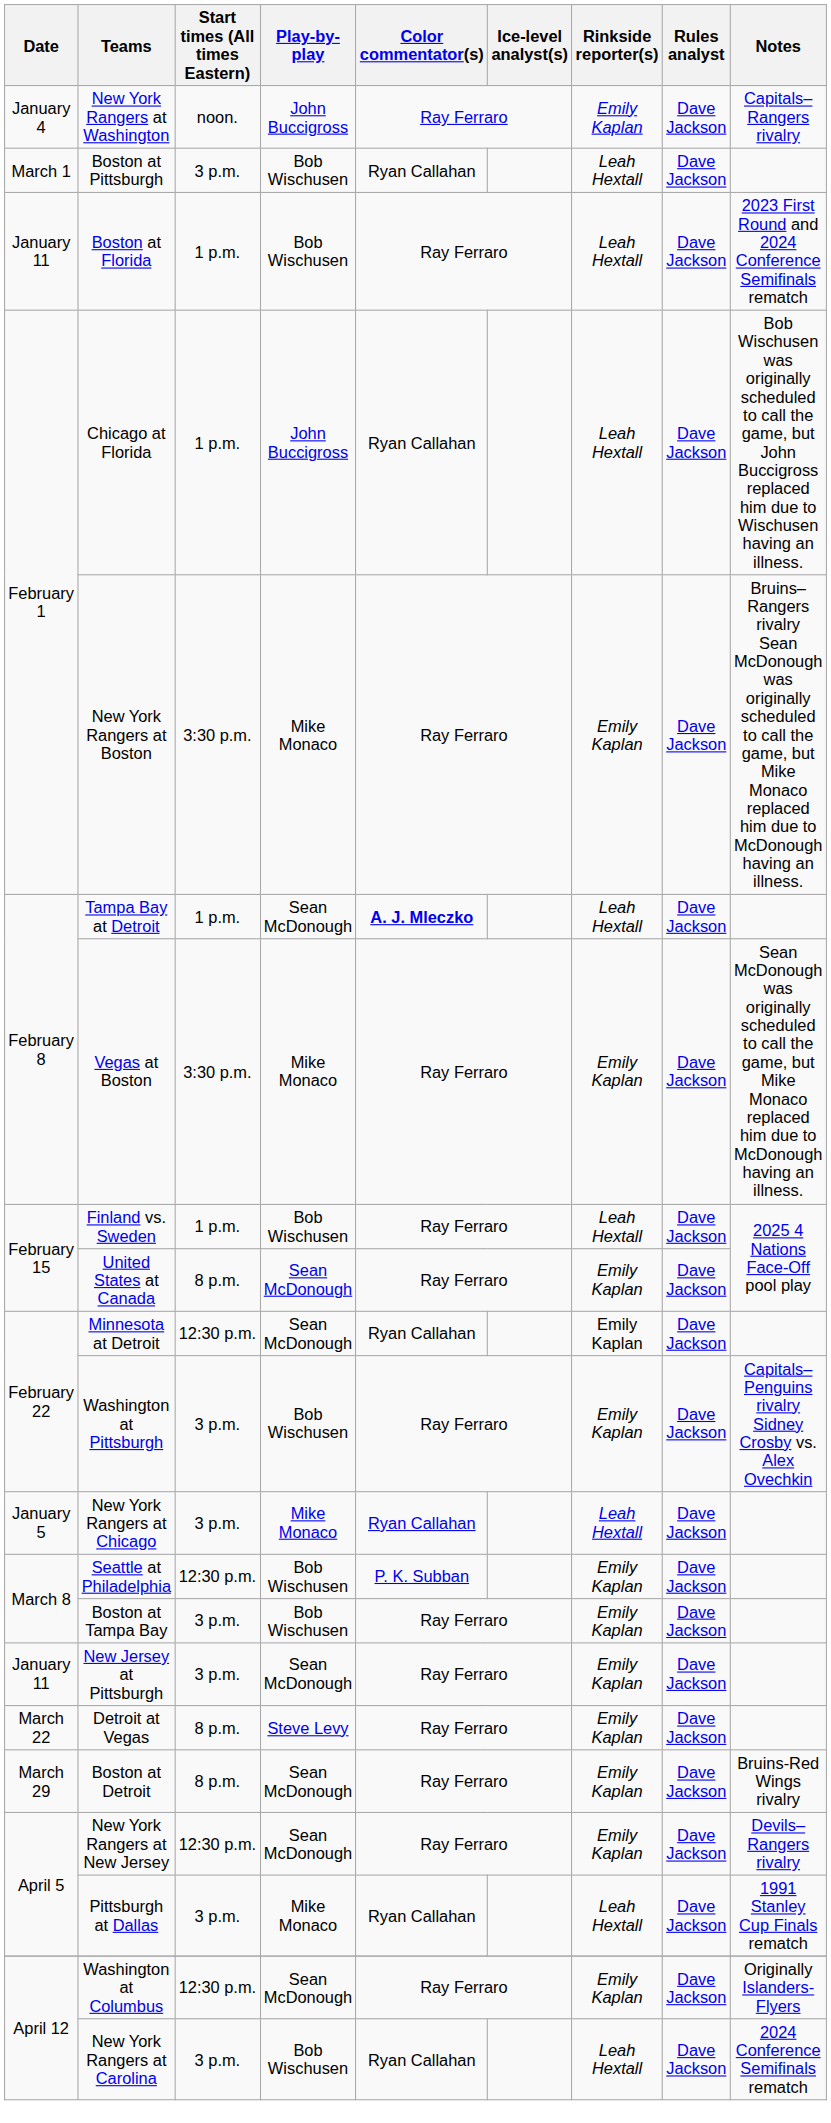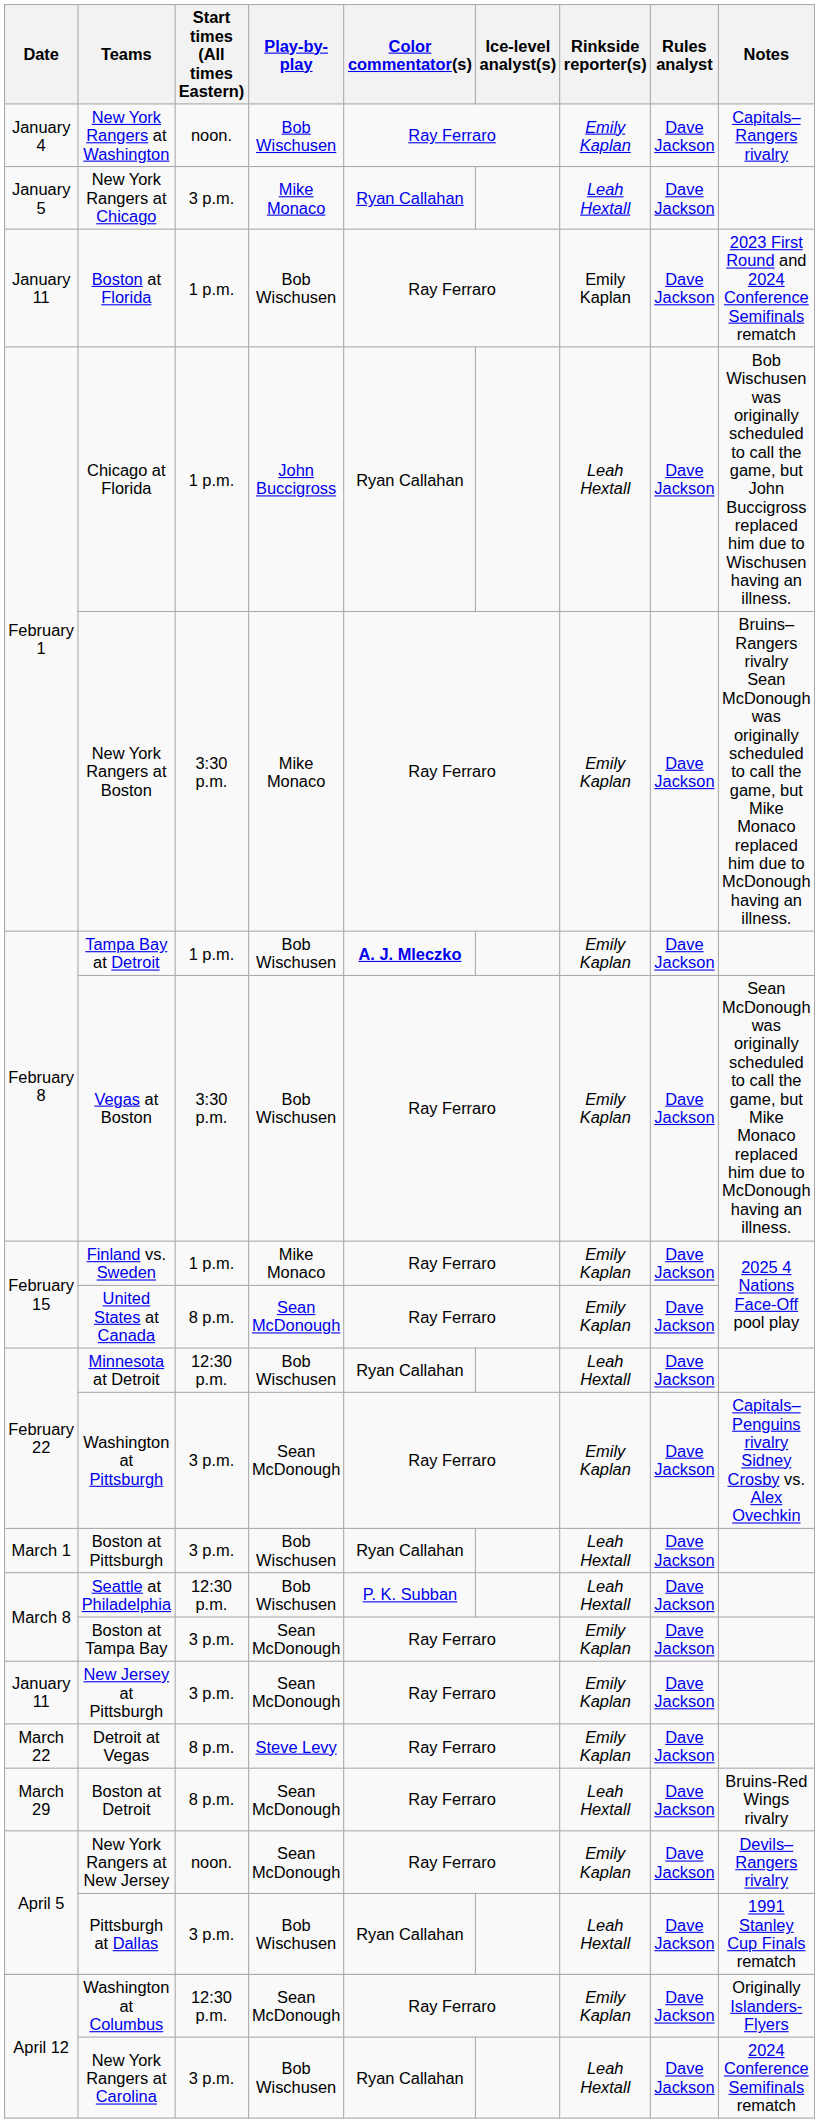(308, 117) John Buccigross -> (296, 136) Bob Wischusen
rows swapped: (126, 1523) <-> (126, 171)
(617, 252) Leah Hextall -> (605, 288) Emily Kaplan
(308, 917) Sean McDonough -> (296, 954) Bob Wischusen
(617, 917) Leah Hextall -> (605, 954) Emily Kaplan
(308, 1072) Mike Monaco -> (296, 1108) Bob Wischusen
(308, 1226) Bob Wischusen -> (296, 1263) Mike Monaco
(617, 1226) Leah Hextall -> (605, 1263) Emily Kaplan
(308, 1333) Sean McDonough -> (296, 1370) Bob Wischusen
(617, 1333) Emily Kaplan -> (605, 1370) Leah Hextall
(308, 1424) Bob Wischusen -> (296, 1460) Sean McDonough
(617, 1576) Emily Kaplan -> (605, 1595) Leah Hextall
(308, 1621) Bob Wischusen -> (296, 1639) Sean McDonough
(617, 1781) Emily Kaplan -> (605, 1800) Leah Hextall
(217, 1844) 12:30 p.m. -> (211, 1862) noon.
(308, 1916) Mike Monaco -> (296, 1934) Bob Wischusen
